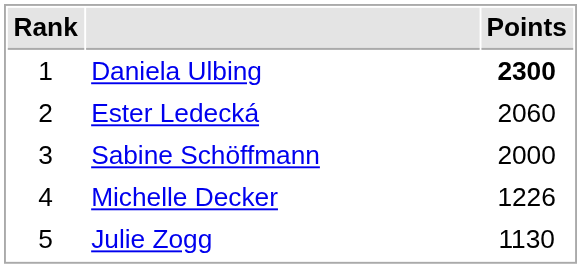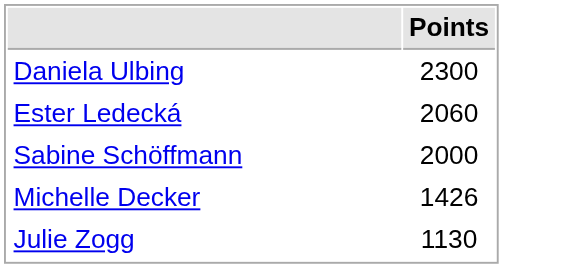- column: (46, 28)
(527, 72) bold -> (449, 72) normal
(527, 198) 1226 -> (449, 198) 1426
